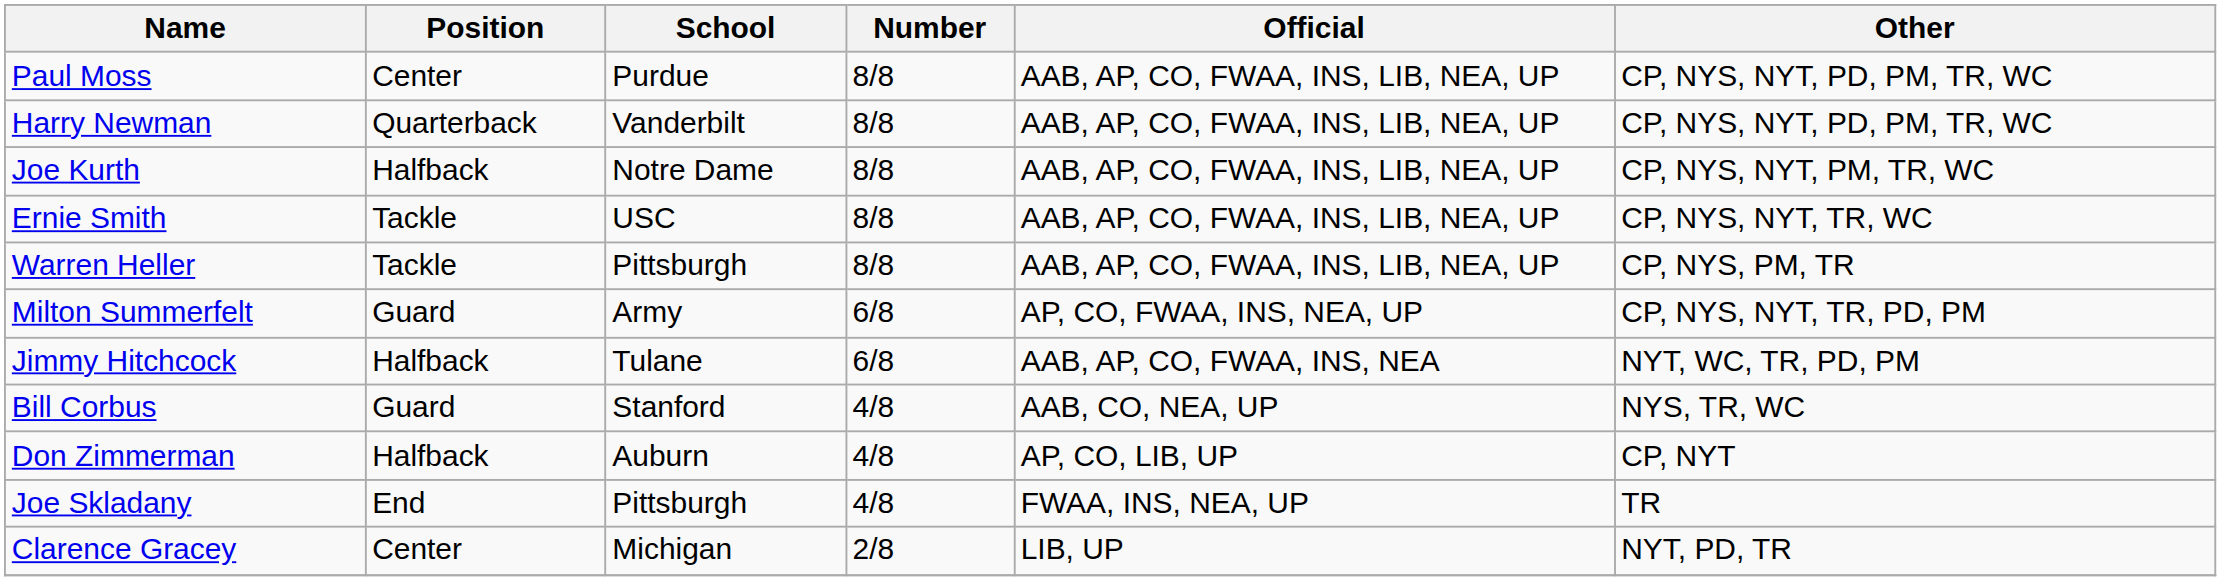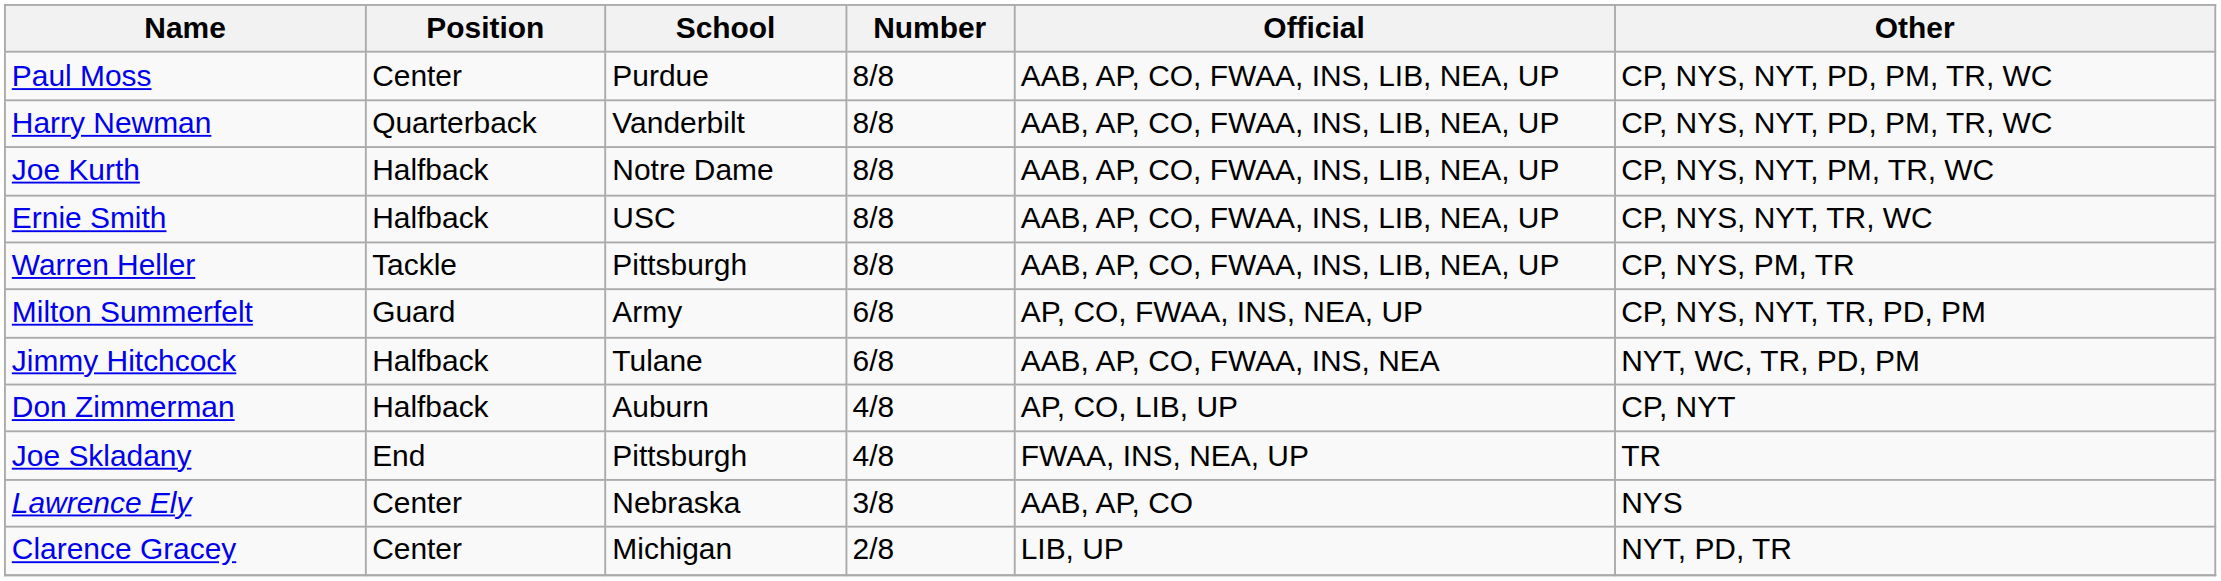(415, 218) Tackle -> (430, 218) Halfback
- row: (84, 407)
+ row: (102, 502)
